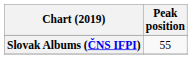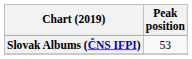(165, 44) 55 -> (165, 44) 53
